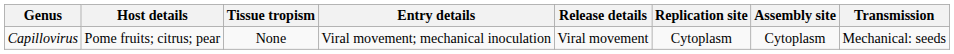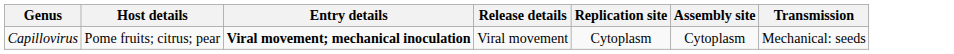- column: (271, 15)
(436, 37) normal -> (349, 37) bold
